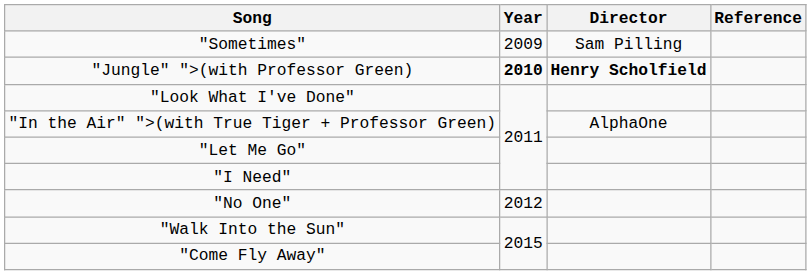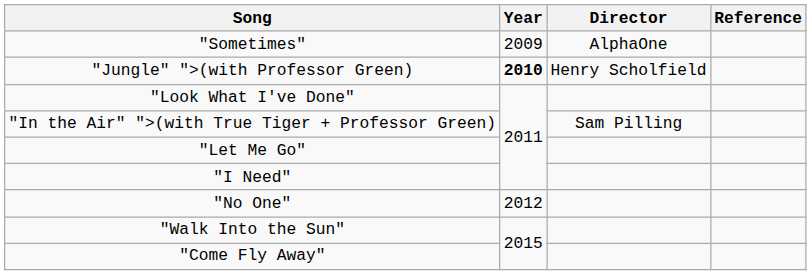(629, 44) Sam Pilling -> (629, 44) AlphaOne
(629, 71) bold -> (629, 71) normal
(629, 124) AlphaOne -> (629, 124) Sam Pilling
